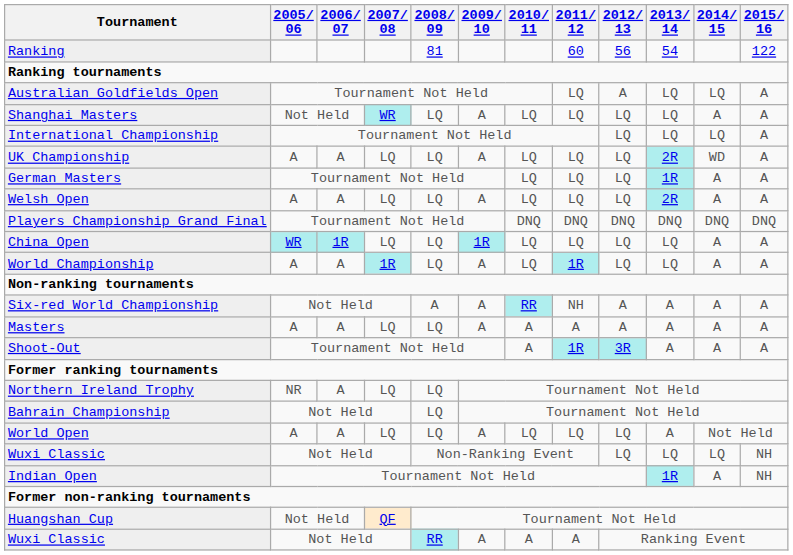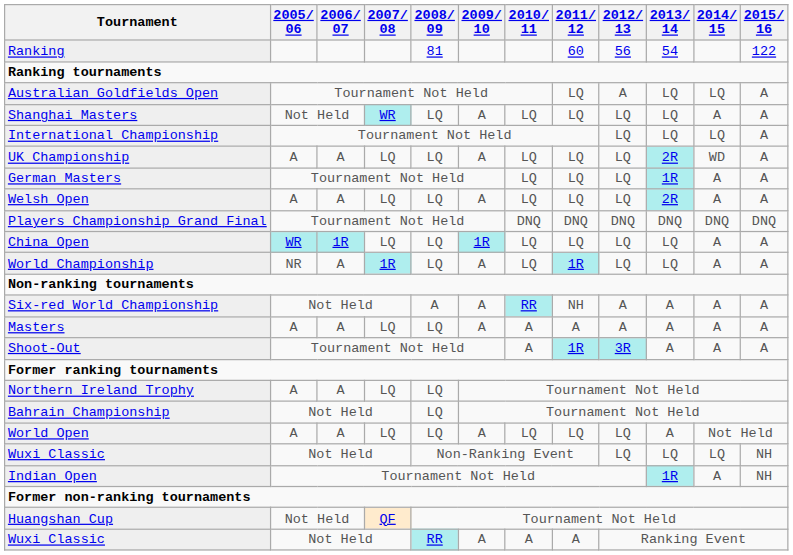(294, 264) A -> (294, 264) NR
(294, 391) NR -> (294, 391) A
